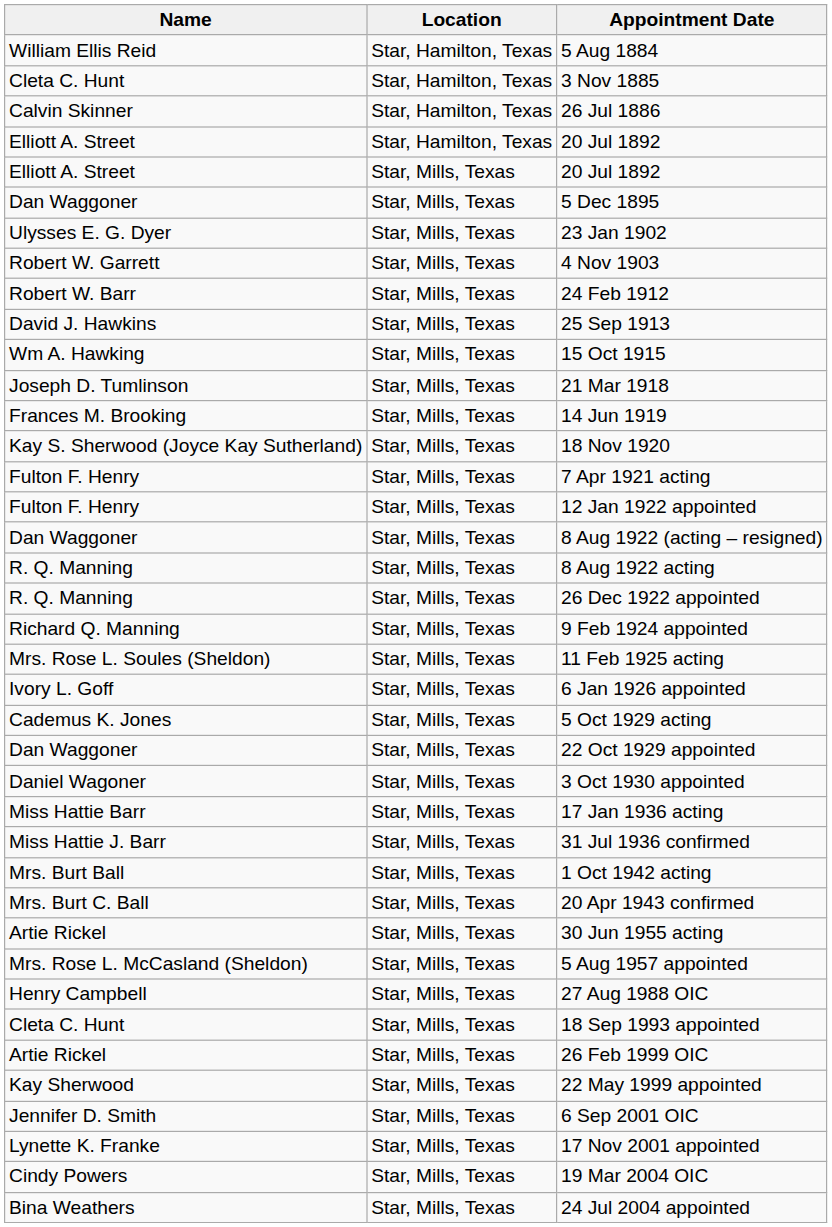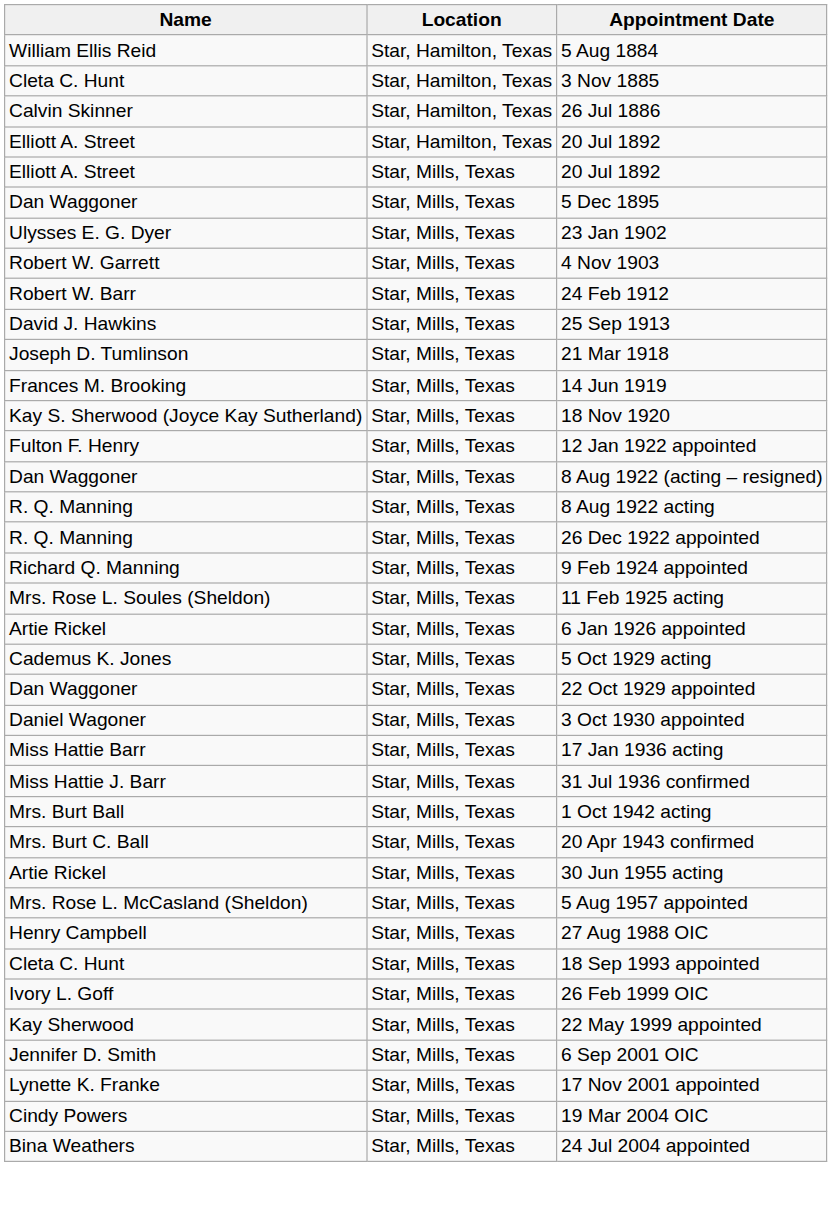- row: (443, 354)
- row: (443, 476)
(61, 689) Ivory L. Goff -> (58, 628) Artie Rickel
(58, 1055) Artie Rickel -> (61, 994) Ivory L. Goff
